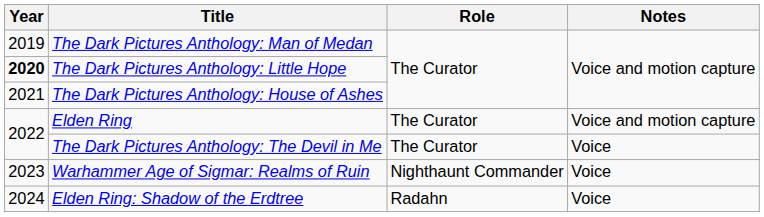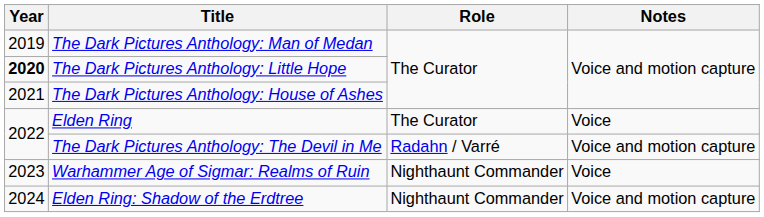(663, 120) Voice and motion capture -> (591, 120) Voice
(434, 146) The Curator -> (445, 146) Radahn / Varré
(591, 146) Voice -> (663, 146) Voice and motion capture
(419, 198) Radahn -> (477, 198) Nighthaunt Commander
(591, 198) Voice -> (663, 198) Voice and motion capture
